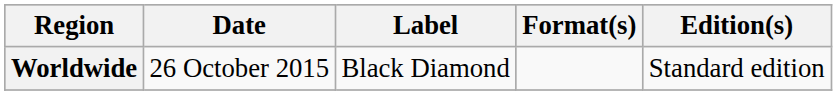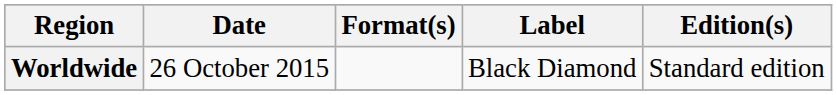columns swapped: (579, 25) <-> (426, 25)
